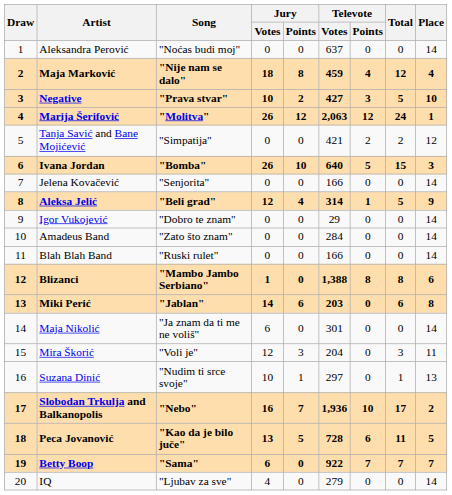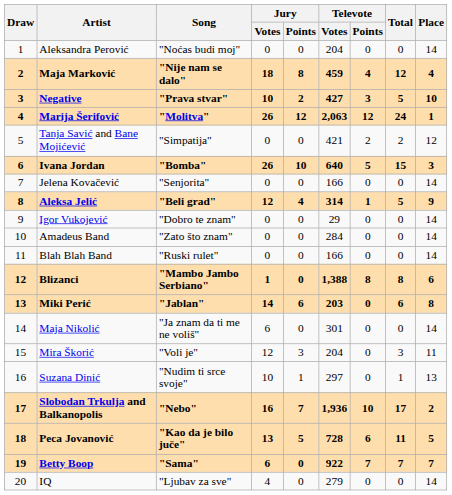(334, 49) 637 -> (334, 49) 204
